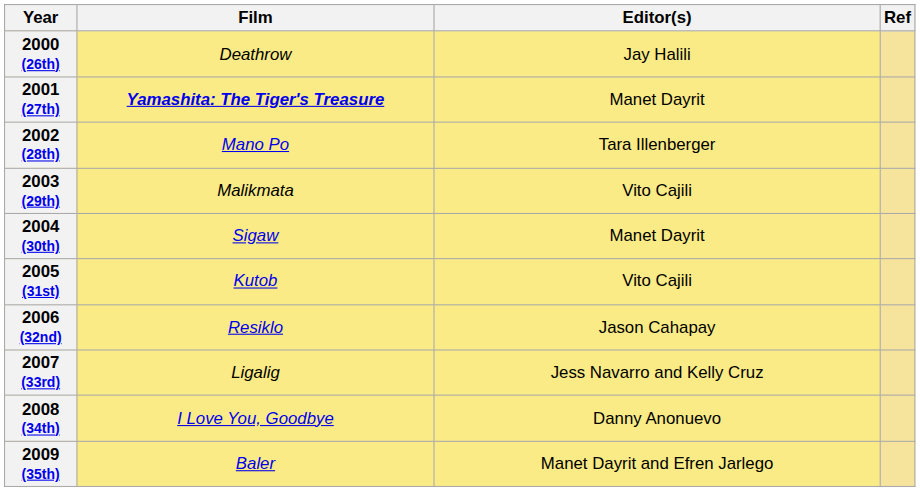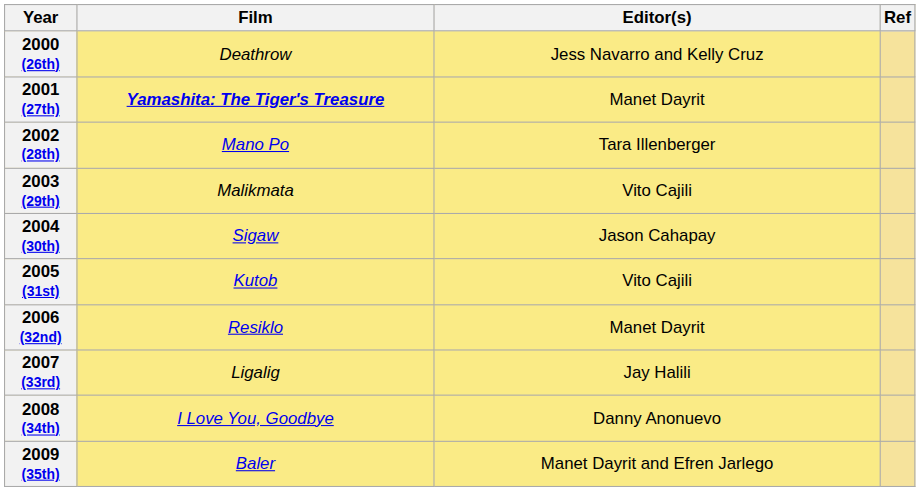(657, 53) Jay Halili -> (657, 53) Jess Navarro and Kelly Cruz
(657, 236) Manet Dayrit -> (657, 236) Jason Cahapay
(657, 327) Jason Cahapay -> (657, 327) Manet Dayrit
(657, 372) Jess Navarro and Kelly Cruz -> (657, 372) Jay Halili
